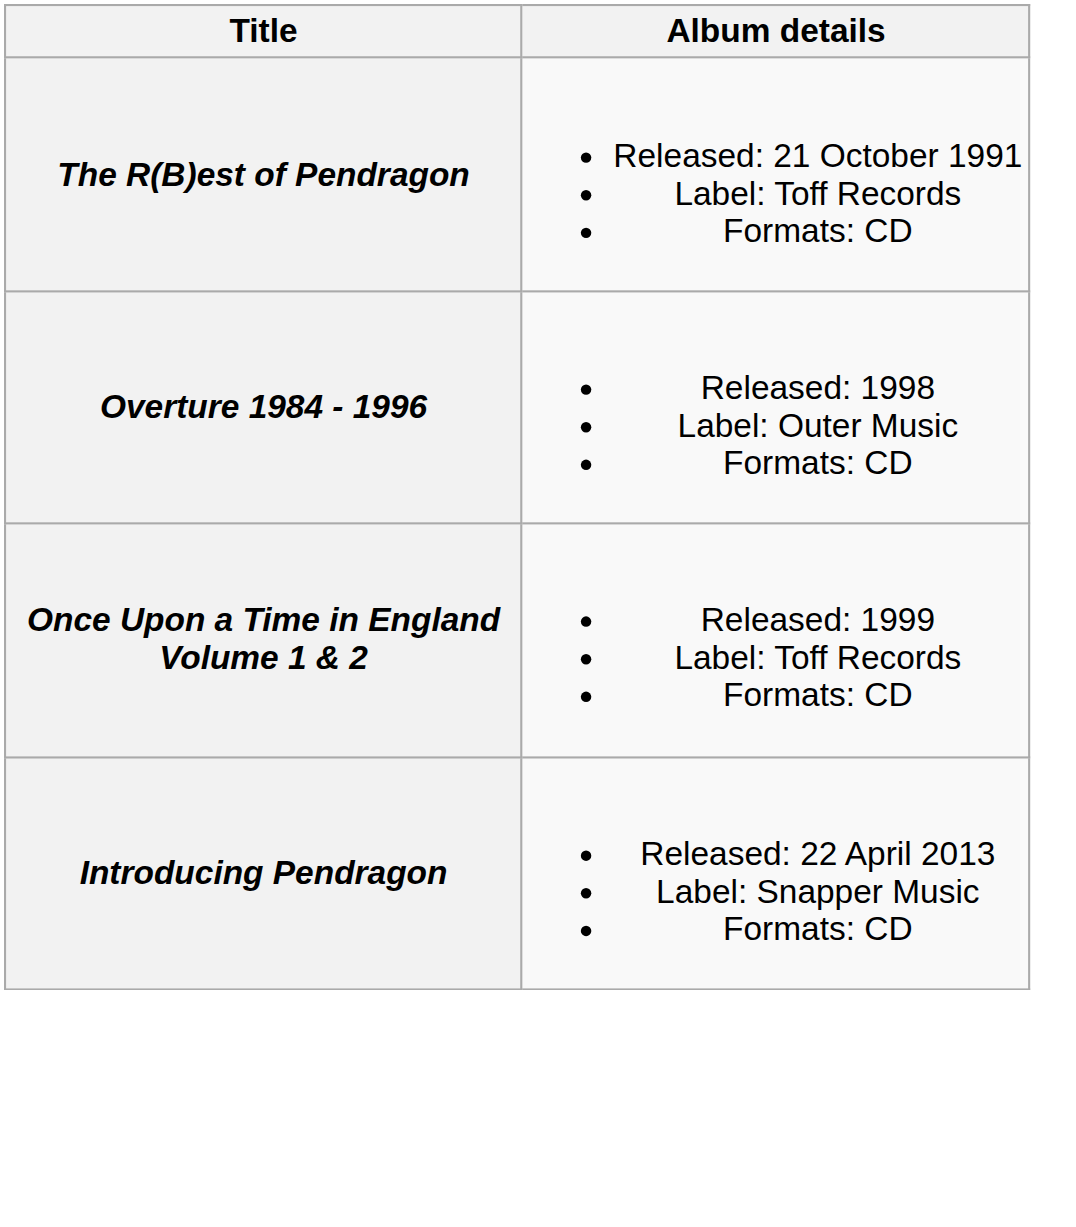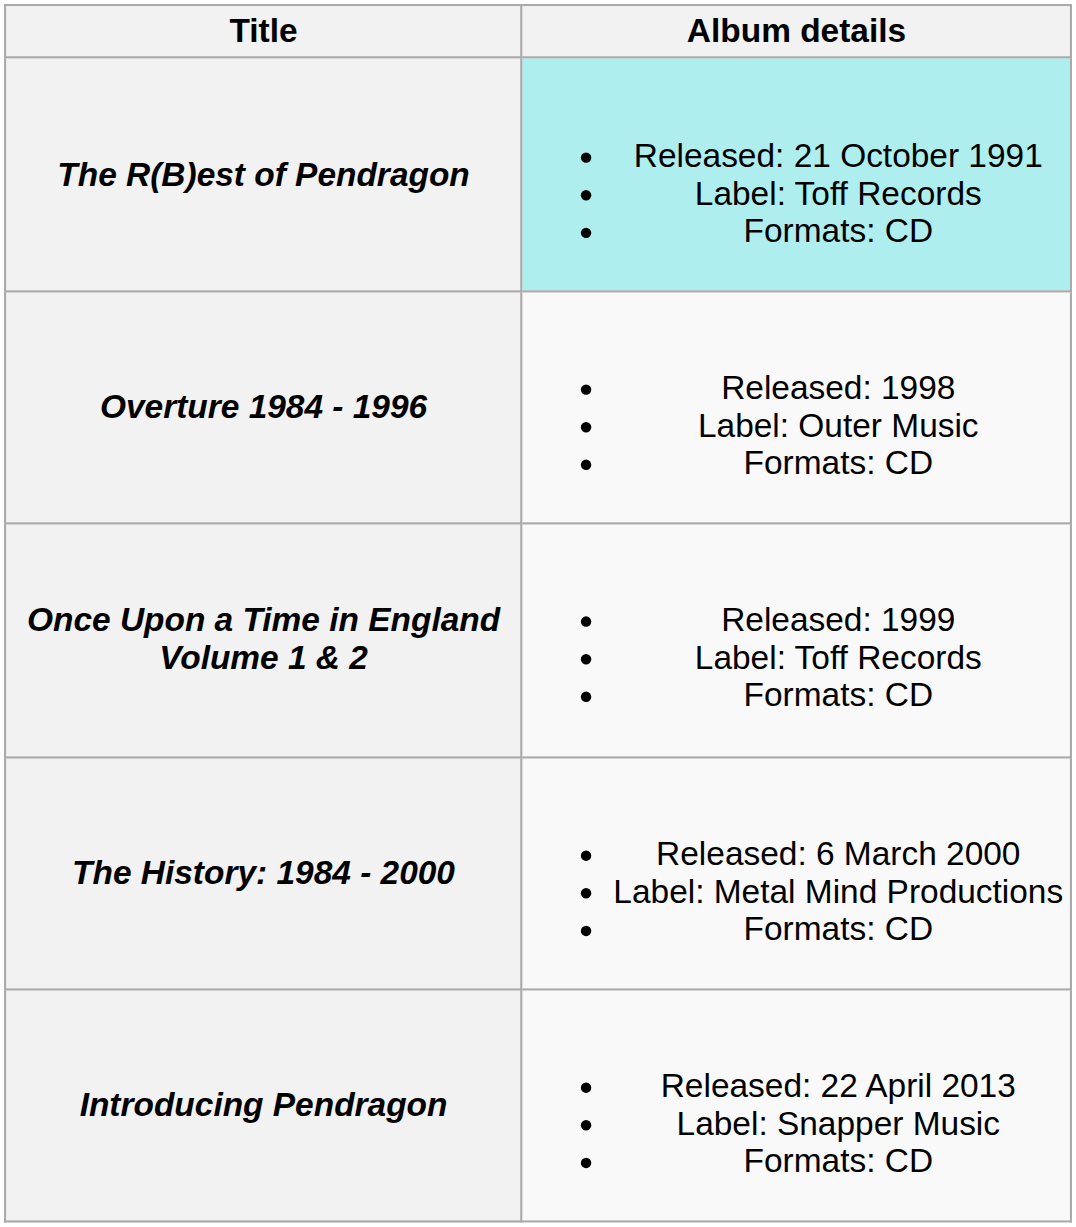(776, 193) no background -> (796, 193) paleturquoise background
+ row: (264, 872)
